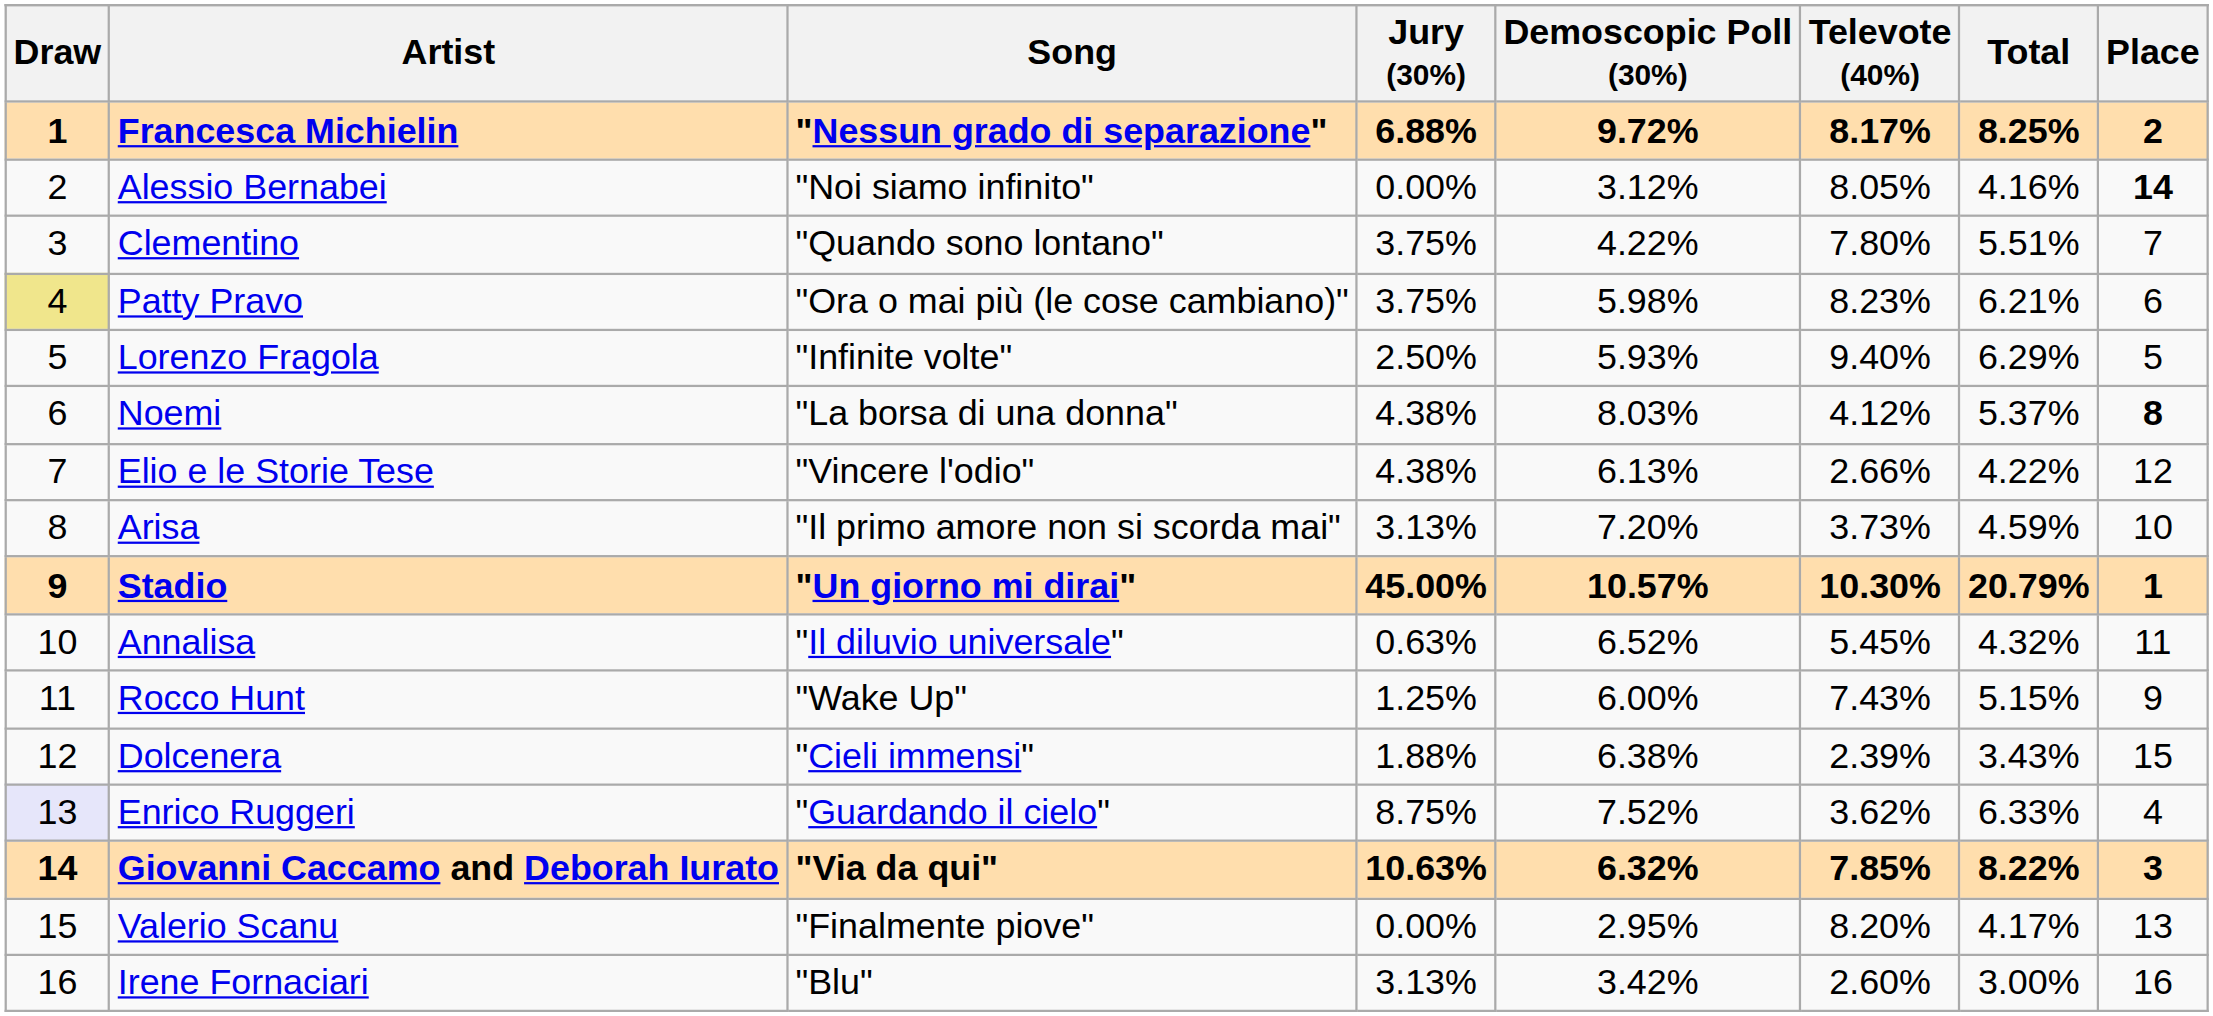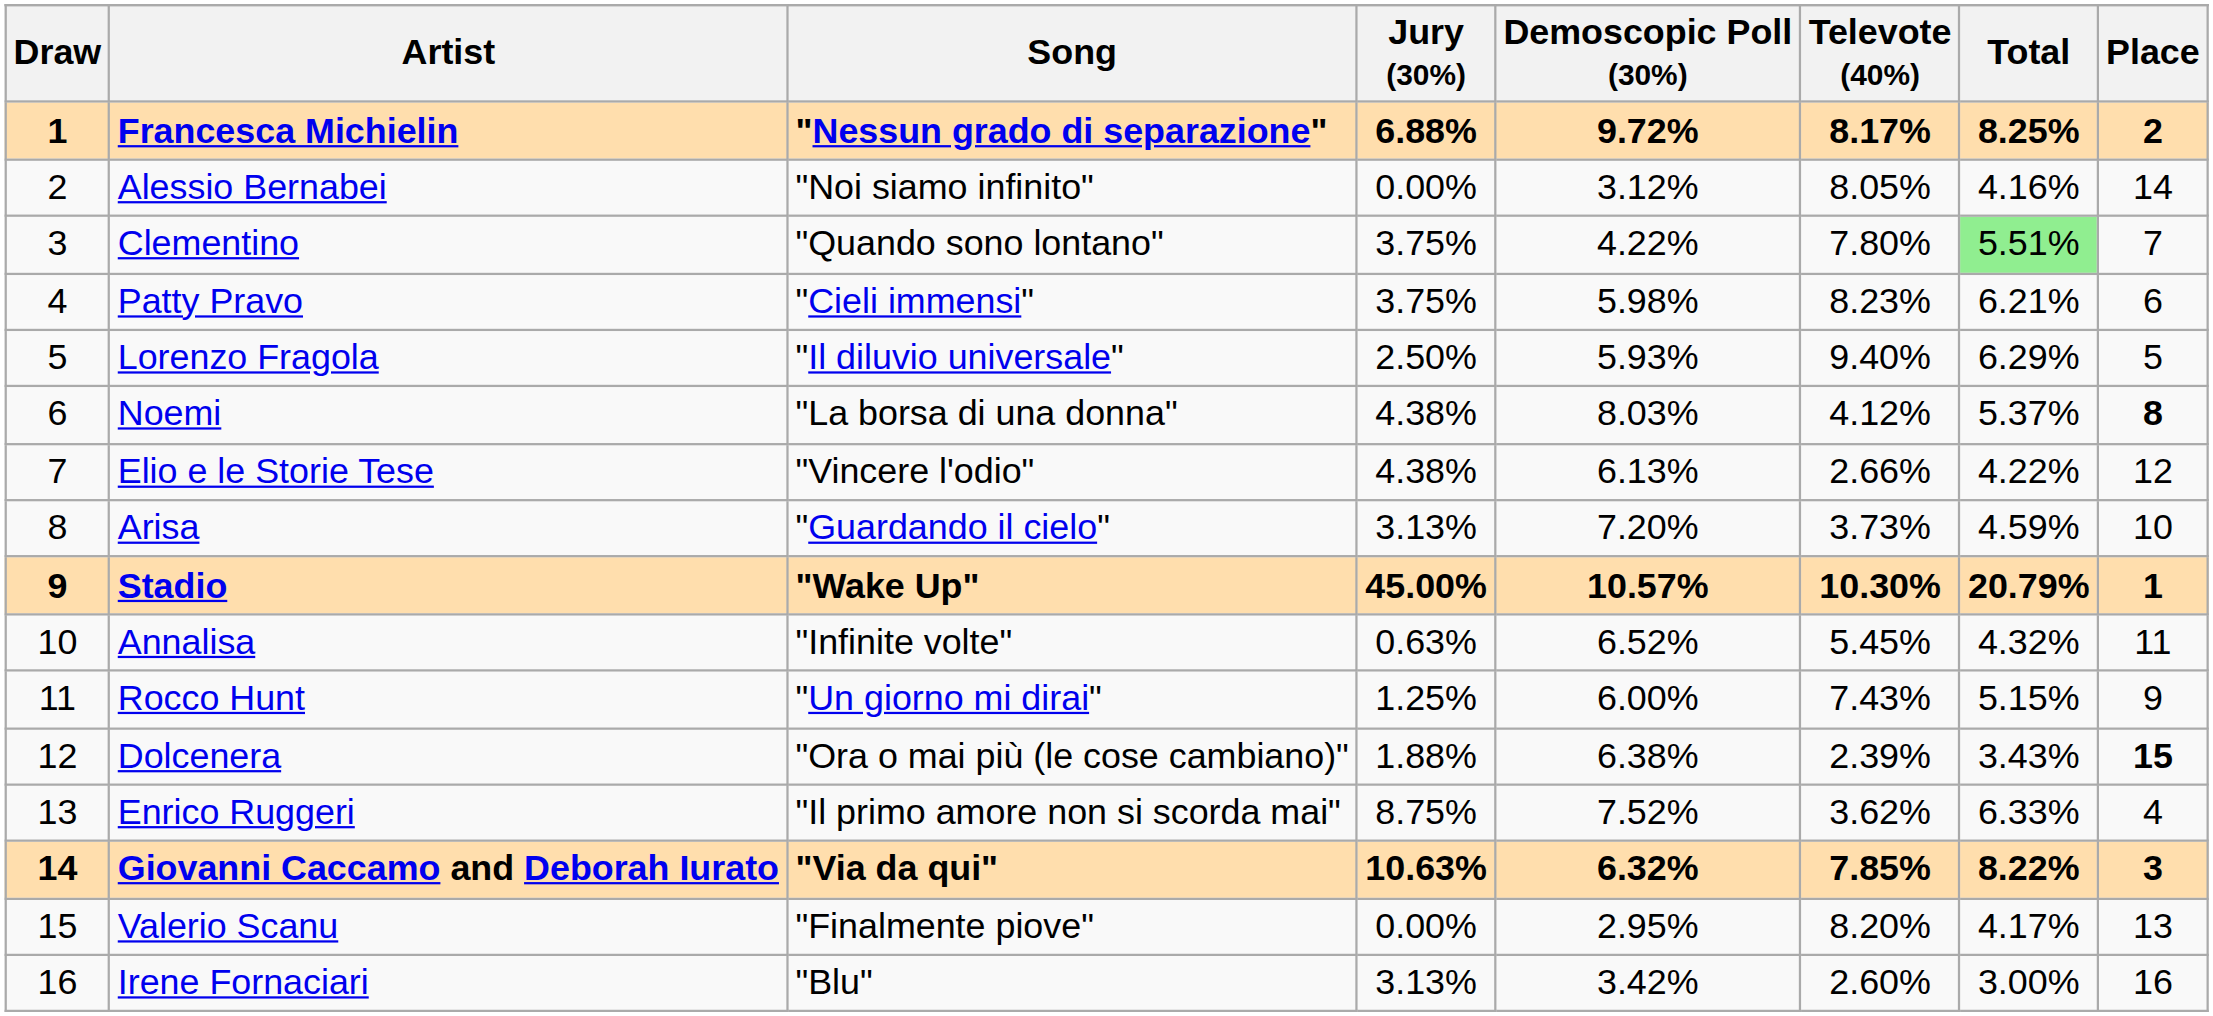(2153, 186) bold -> (2153, 186) normal
(2029, 243) no background -> (2029, 243) lightgreen background
(57, 300) khaki background -> (57, 300) no background
(1072, 300) "Ora o mai più (le cose cambiano)" -> (915, 300) "Cieli immensi"
(904, 357) "Infinite volte" -> (960, 357) "Il diluvio universale"
(1068, 527) "Il primo amore non si scorda mai" -> (953, 527) "Guardando il cielo"
(966, 584) "Un giorno mi dirai" -> (888, 584) "Wake Up"
(960, 641) "Il diluvio universale" -> (904, 641) "Infinite volte"
(881, 698) "Wake Up" -> (949, 698) "Un giorno mi dirai"
(915, 755) "Cieli immensi" -> (1072, 755) "Ora o mai più (le cose cambiano)"
(2153, 755) normal -> (2153, 755) bold
(57, 812) lavender background -> (57, 812) no background
(953, 812) "Guardando il cielo" -> (1068, 812) "Il primo amore non si scorda mai"
